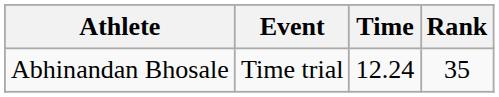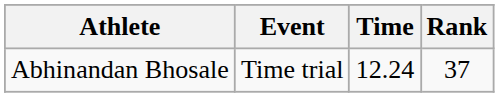(457, 69) 35 -> (457, 69) 37
